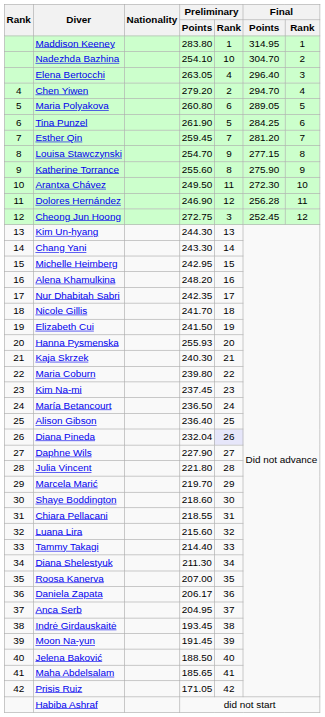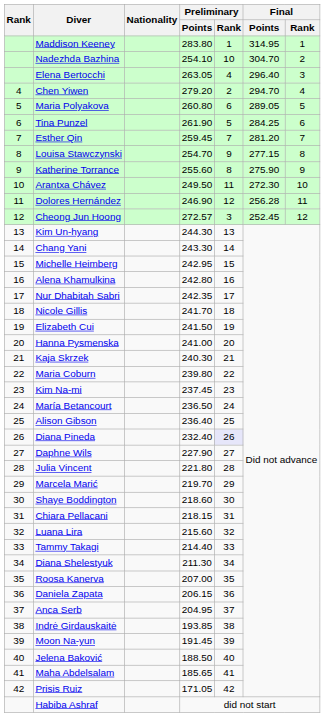(197, 216) 272.75 -> (197, 216) 272.57
(197, 279) 248.20 -> (197, 279) 242.80
(197, 342) 255.93 -> (197, 342) 241.00
(197, 437) 232.04 -> (197, 437) 232.40
(197, 515) 218.55 -> (197, 515) 218.15
(197, 594) 206.17 -> (197, 594) 206.15
(197, 625) 193.45 -> (197, 625) 193.85
